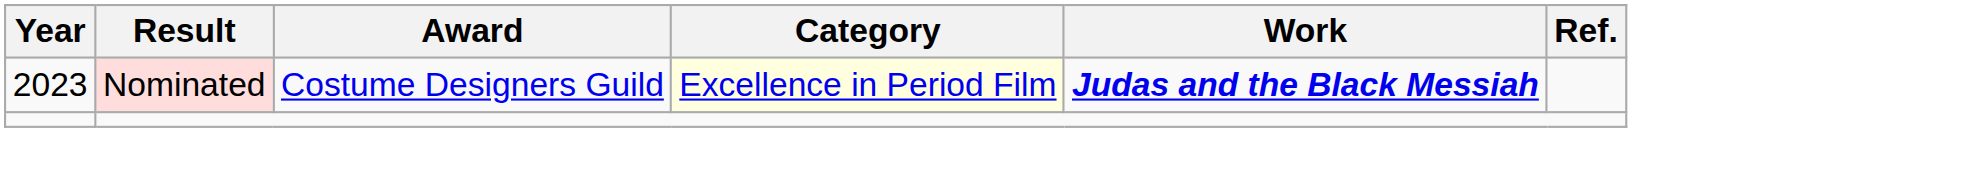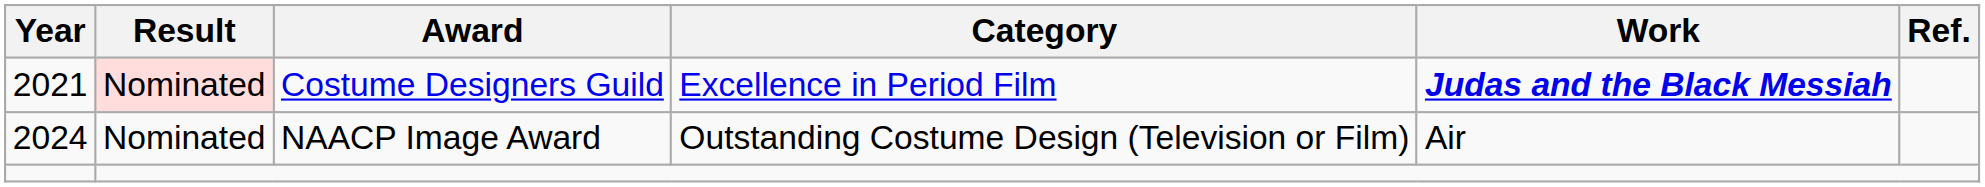(50, 84) 2023 -> (50, 84) 2021
(868, 84) lightyellow background -> (868, 84) no background
+ row: (441, 137)
